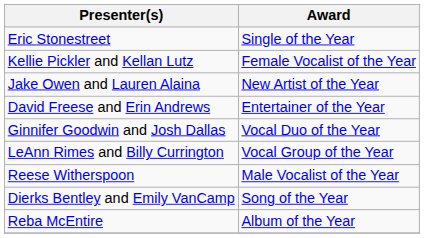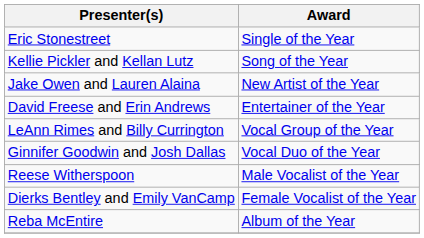(329, 61) Female Vocalist of the Year -> (295, 61) Song of the Year
rows swapped: (117, 130) <-> (116, 152)
(295, 198) Song of the Year -> (329, 198) Female Vocalist of the Year
